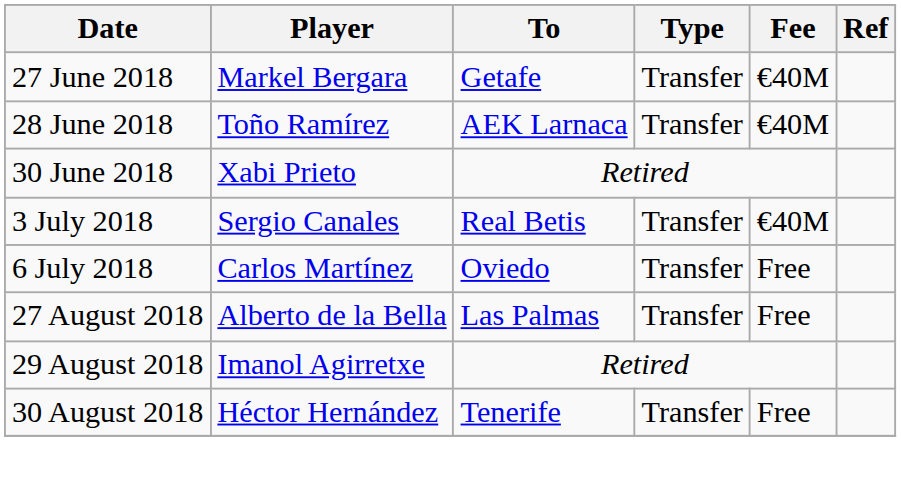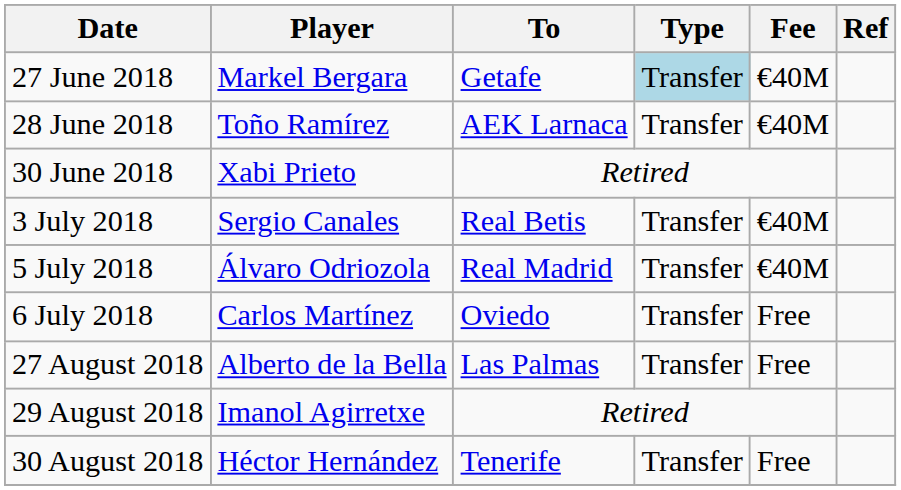(692, 76) no background -> (692, 76) lightblue background
+ row: (82, 268)
